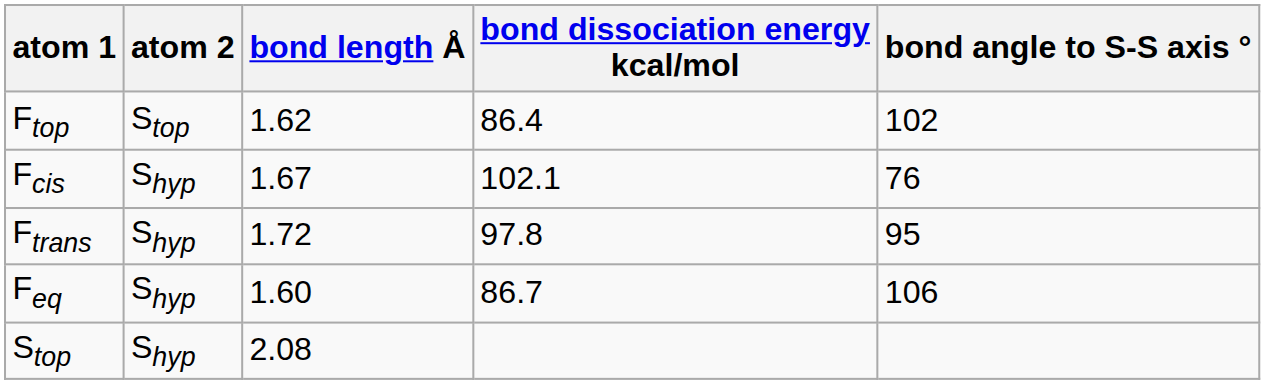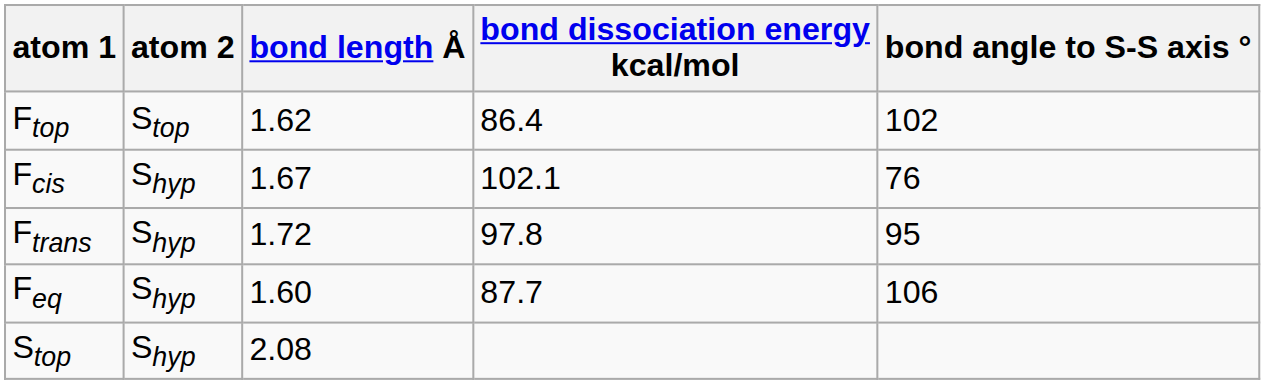(512, 292) 86.7 -> (512, 292) 87.7
